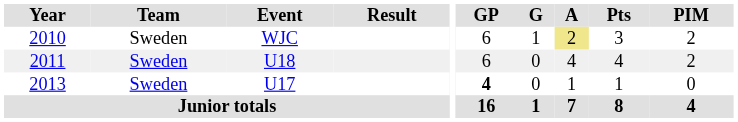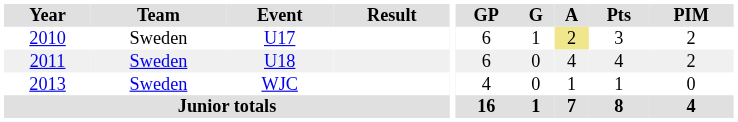(280, 38) WJC -> (280, 38) U17
(280, 83) U17 -> (280, 83) WJC
(486, 83) bold -> (486, 83) normal
